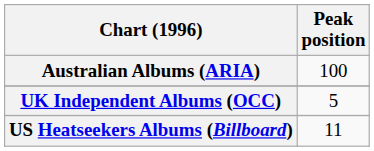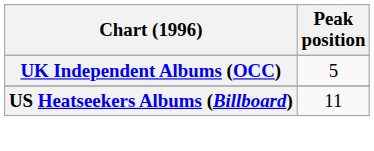- row: (151, 70)
